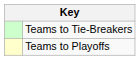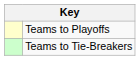rows swapped: (67, 47) <-> (79, 30)
